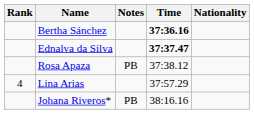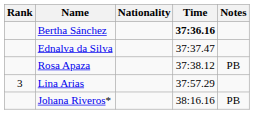columns swapped: (220, 13) <-> (131, 13)
(169, 48) bold -> (195, 48) normal
(20, 83) 4 -> (20, 83) 3
